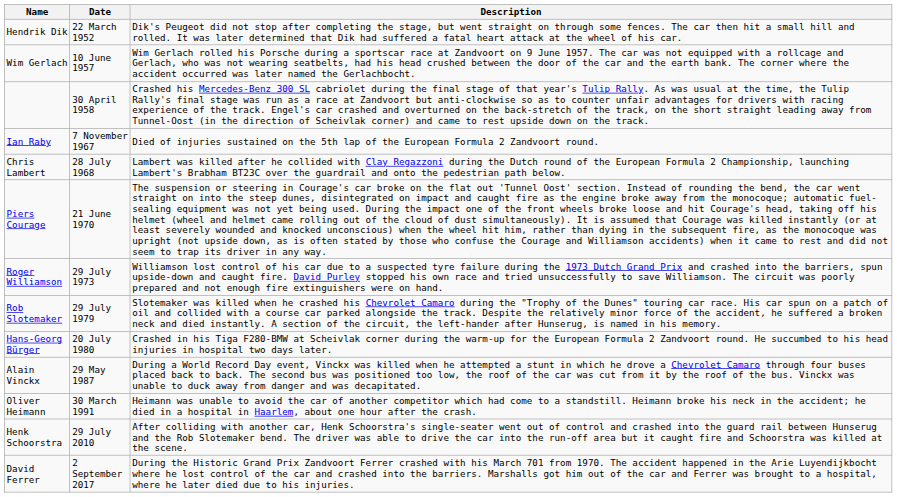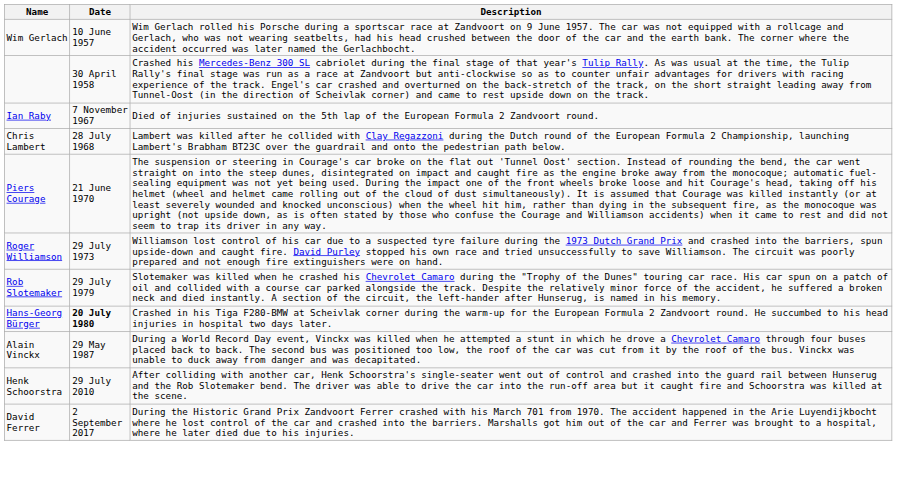- row: (37, 32)
(92, 344) normal -> (92, 319) bold
- row: (26, 406)
